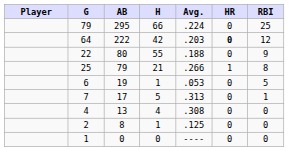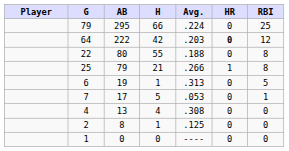(266, 54) 9 -> (266, 54) 8
(194, 82) .053 -> (194, 82) .313
(194, 97) .313 -> (194, 97) .053
